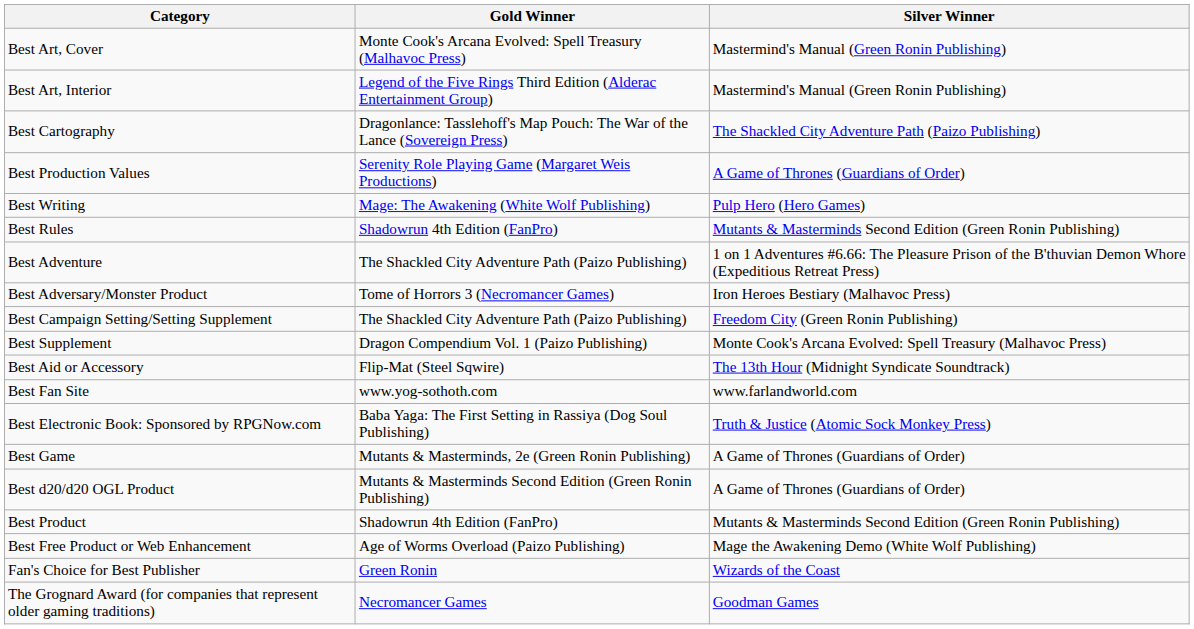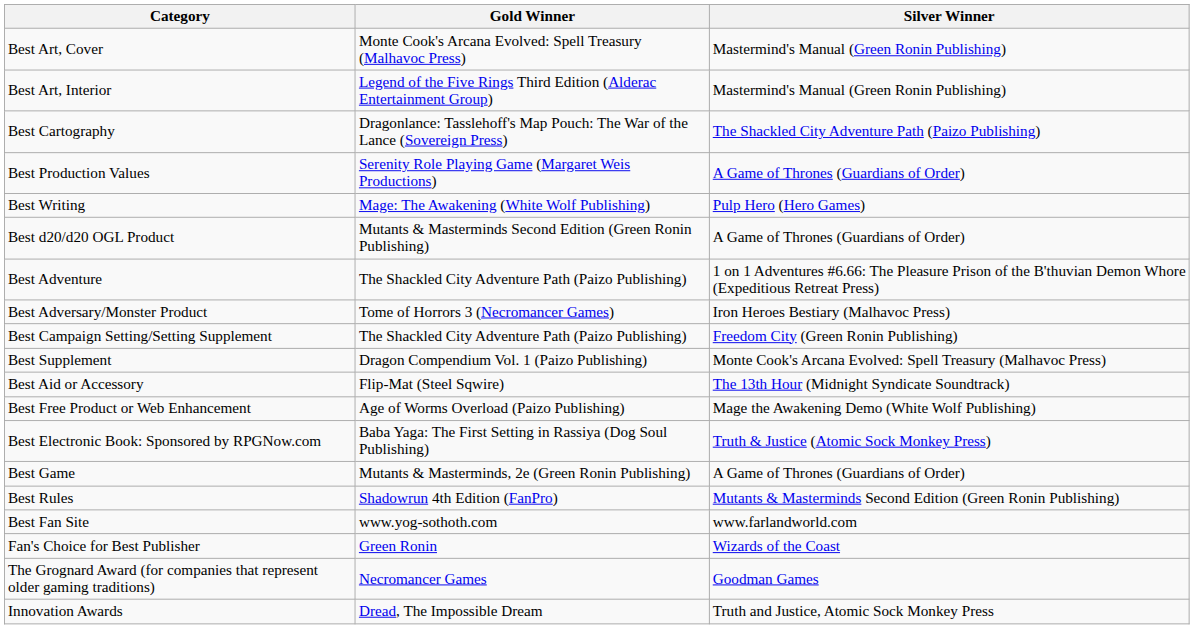rows swapped: (41, 229) <-> (91, 489)
rows swapped: (129, 546) <-> (49, 391)
- row: (47, 521)
+ row: (65, 611)
